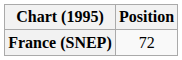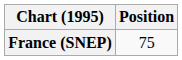(147, 42) 72 -> (147, 42) 75
